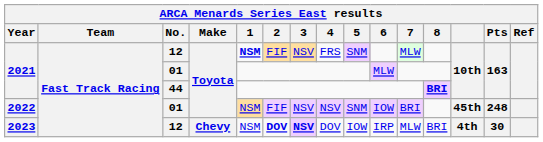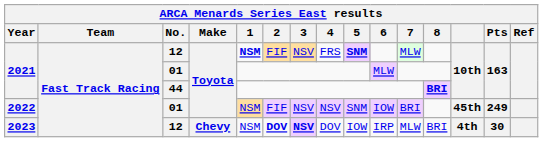(357, 52) normal -> (357, 52) bold
(497, 108) 248 -> (497, 108) 249
